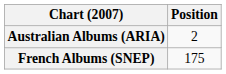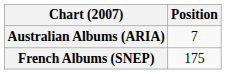(194, 36) 2 -> (194, 36) 7
